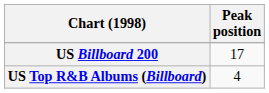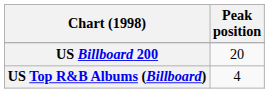(237, 54) 17 -> (237, 54) 20
